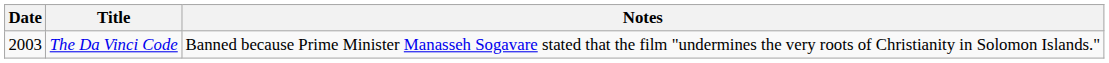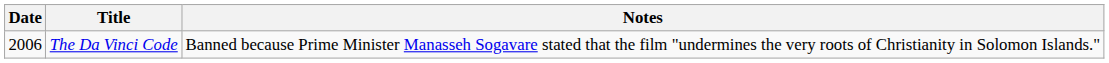(25, 44) 2003 -> (25, 44) 2006
